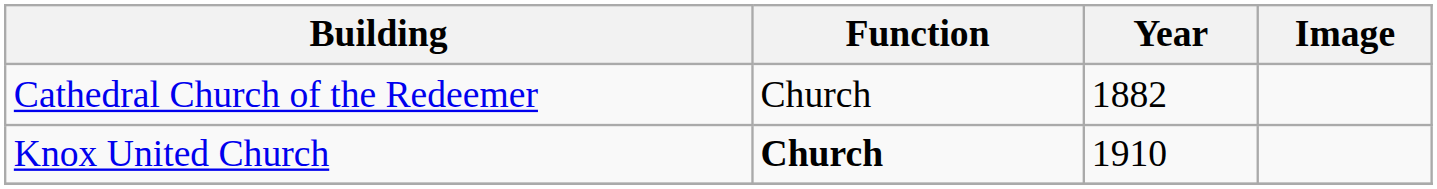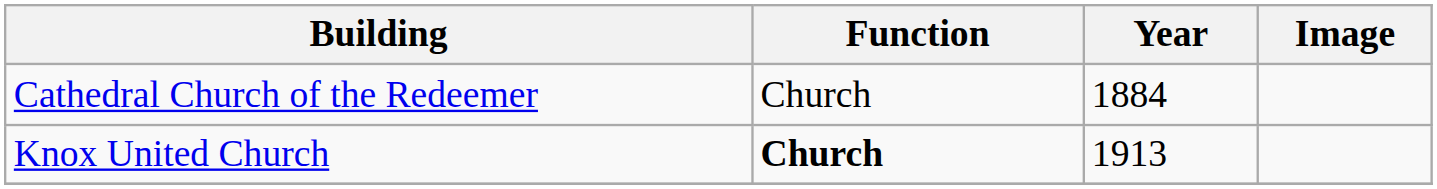(1129, 93) 1882 -> (1129, 93) 1884
(1129, 153) 1910 -> (1129, 153) 1913
